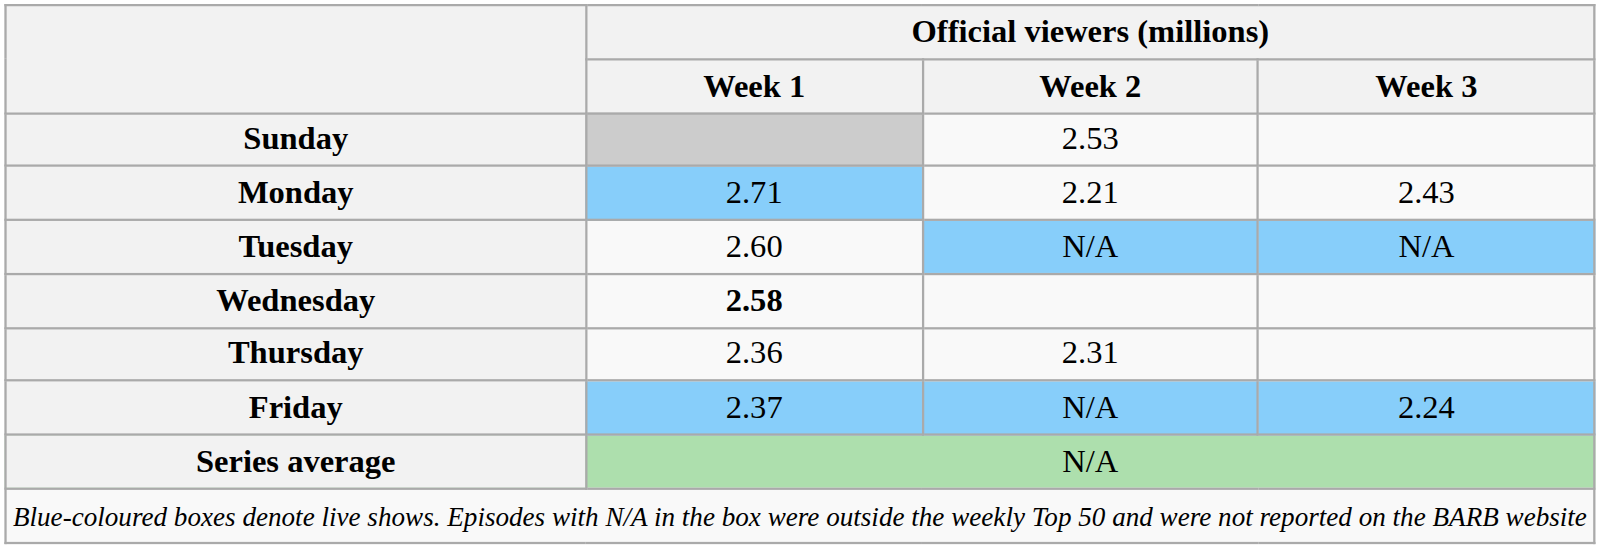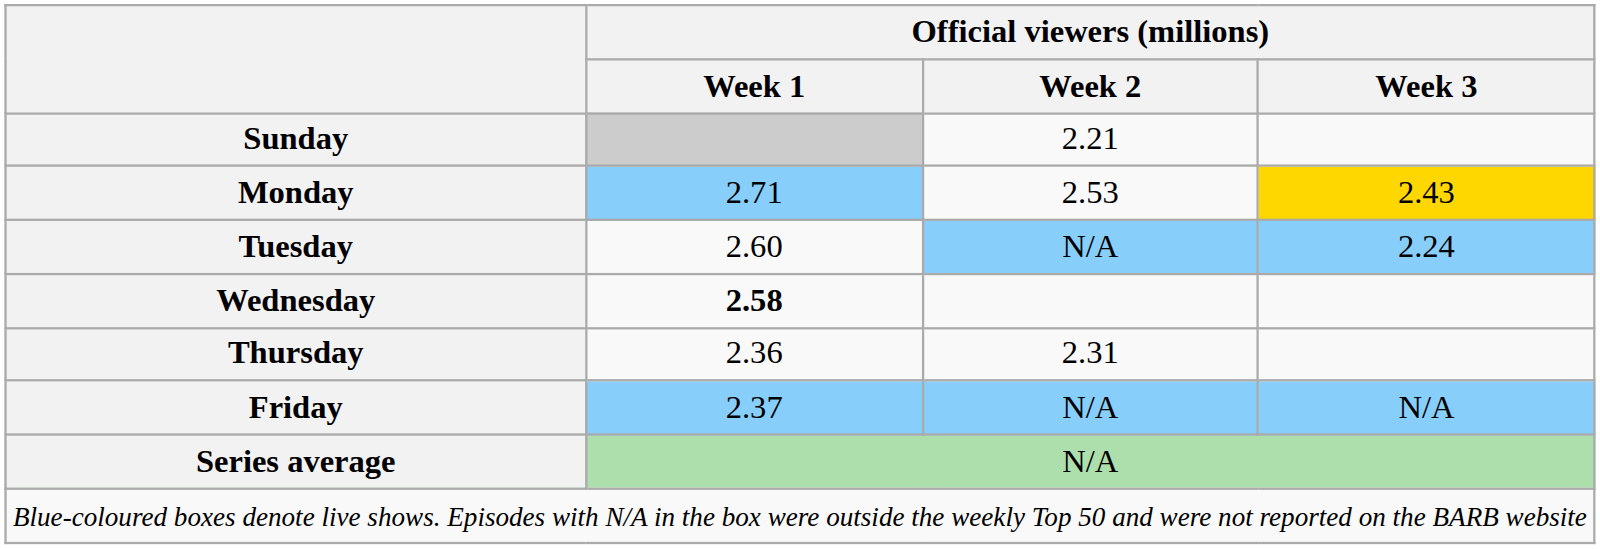(1090, 139) 2.53 -> (1090, 139) 2.21
(1090, 192) 2.21 -> (1090, 192) 2.53
(1426, 192) no background -> (1426, 192) gold background
(1426, 246) N/A -> (1426, 246) 2.24
(1426, 407) 2.24 -> (1426, 407) N/A
